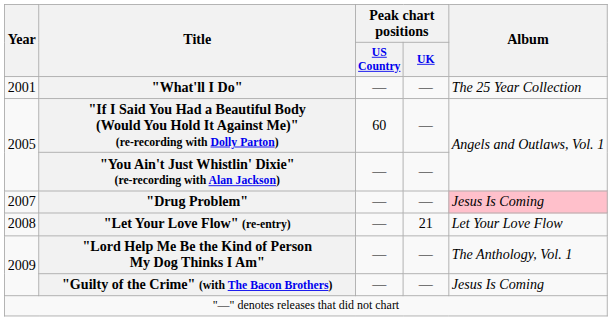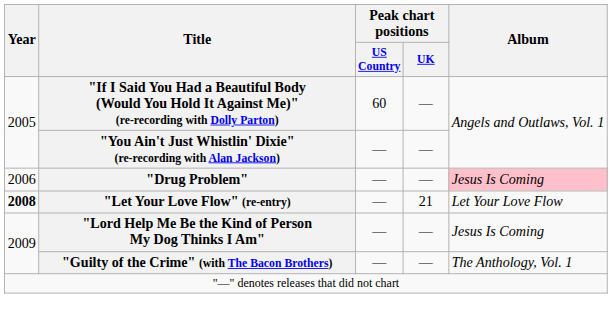- row: (197, 87)
(22, 202) 2007 -> (22, 179) 2006
(22, 224) normal -> (22, 202) bold
(512, 254) The Anthology, Vol. 1 -> (498, 232) Jesus Is Coming
(498, 284) Jesus Is Coming -> (512, 262) The Anthology, Vol. 1
